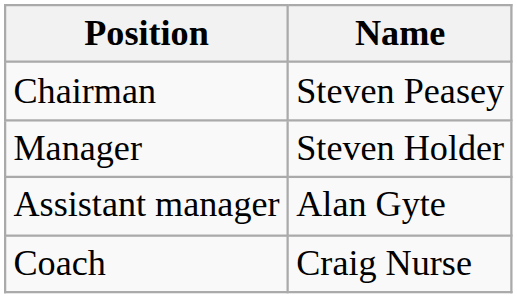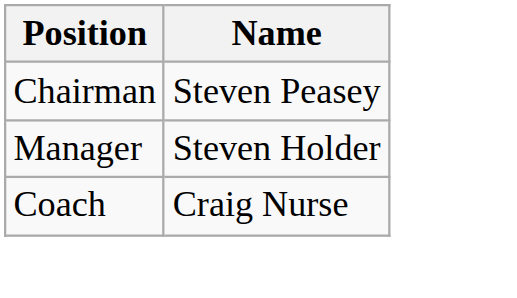- row: (147, 205)
